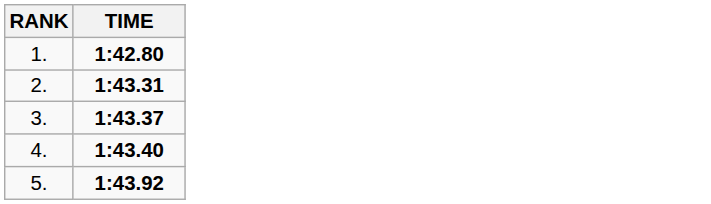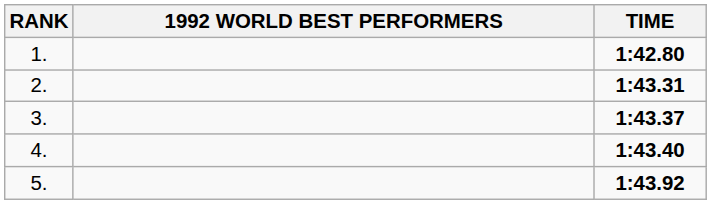+ column: (334, 21)
